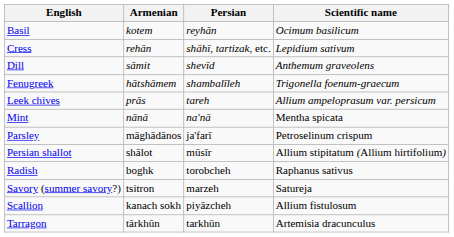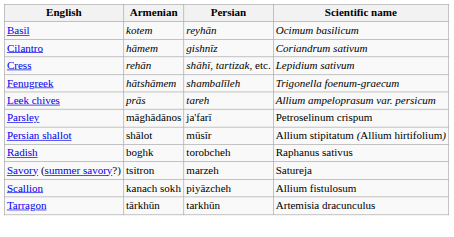+ row: (25, 48)
- row: (15, 65)
- row: (18, 118)
